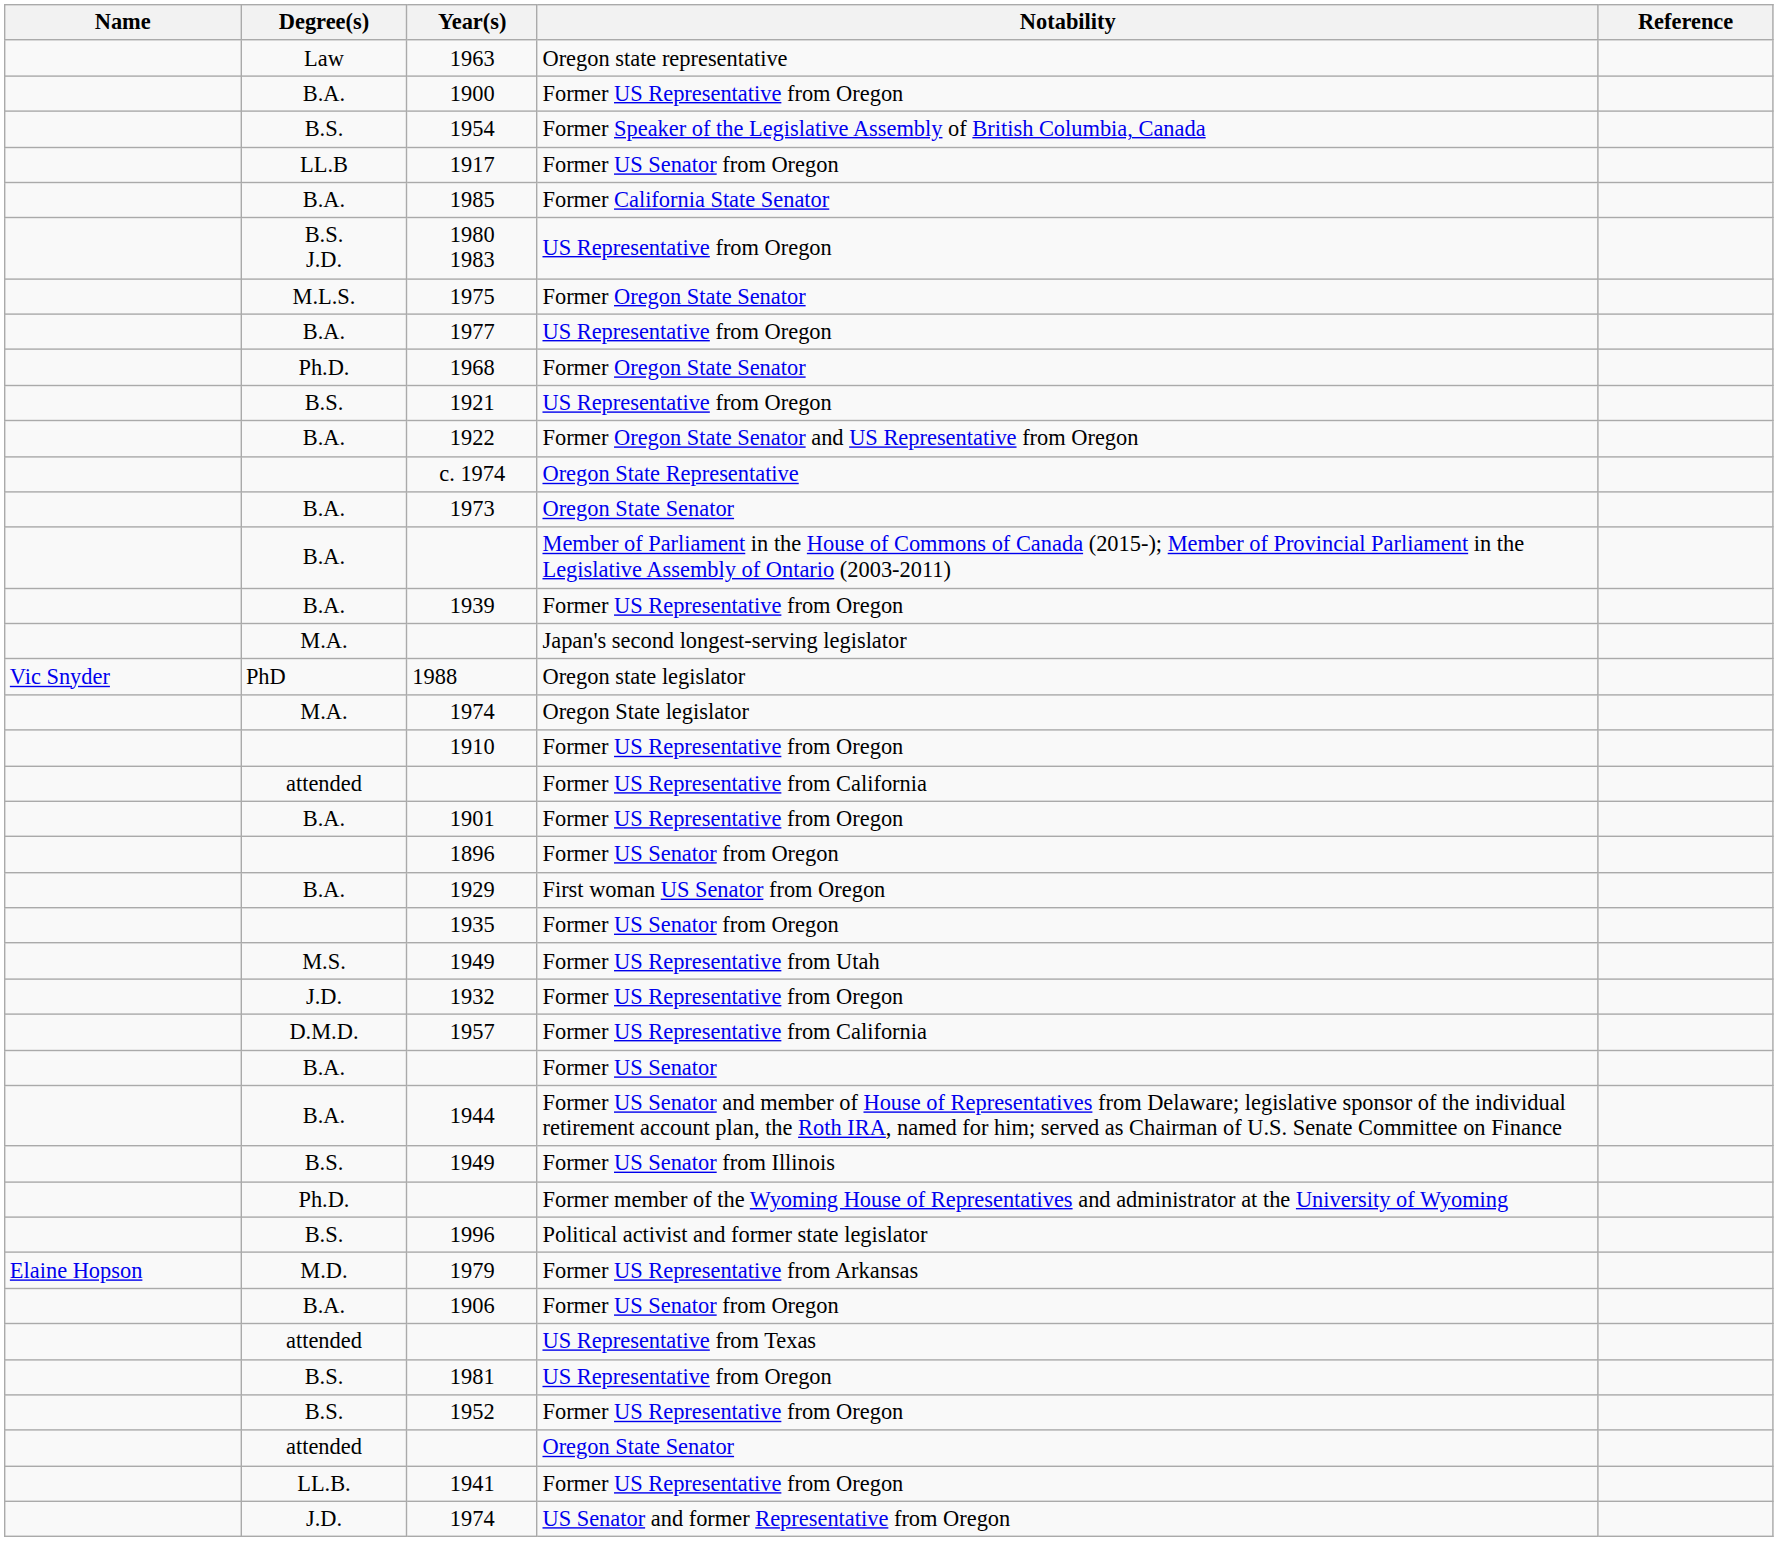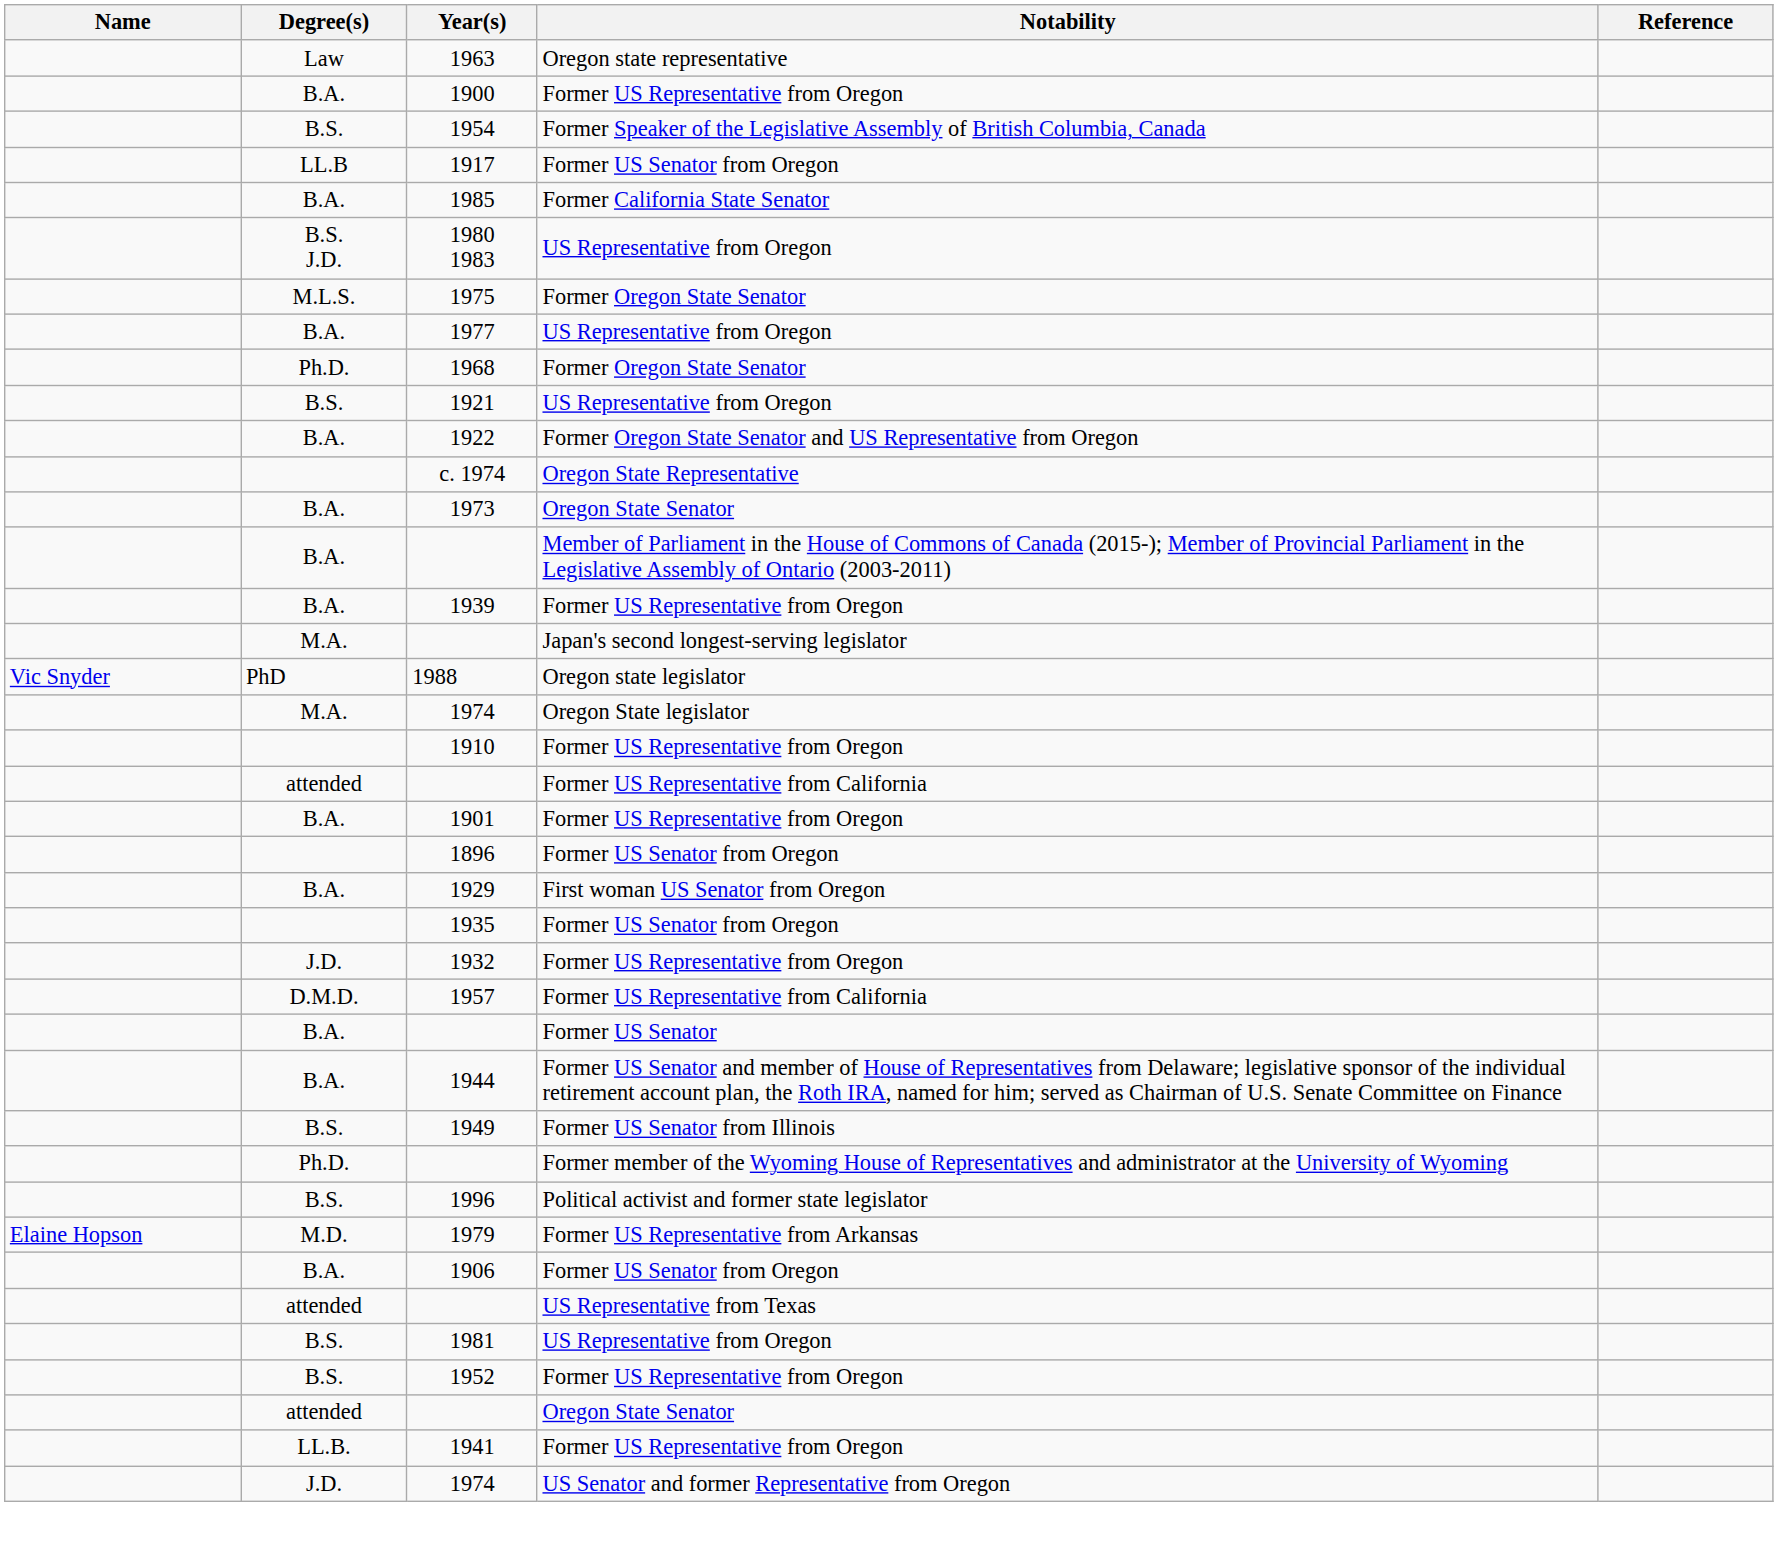- row: (472, 960)
